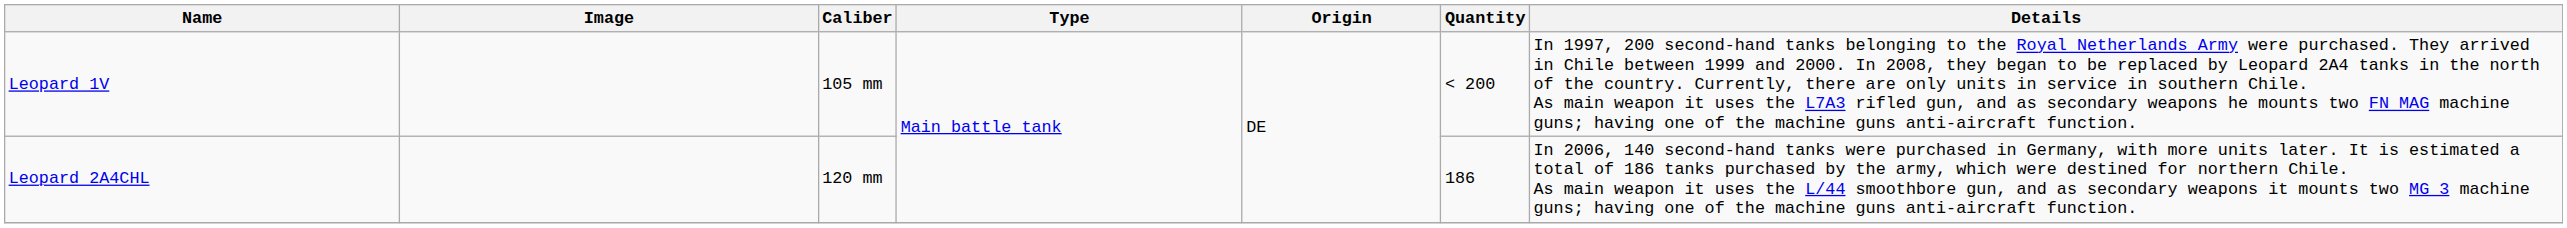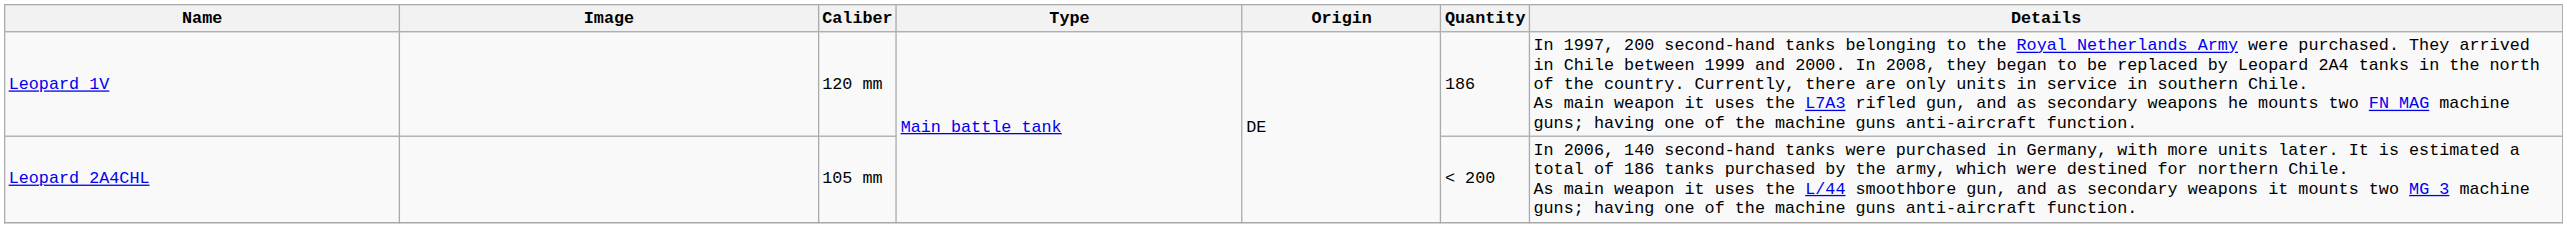(852, 84) 105 mm -> (852, 84) 120 mm
(1470, 84) < 200 -> (1460, 84) 186
(852, 179) 120 mm -> (852, 179) 105 mm
(1460, 179) 186 -> (1470, 179) < 200
